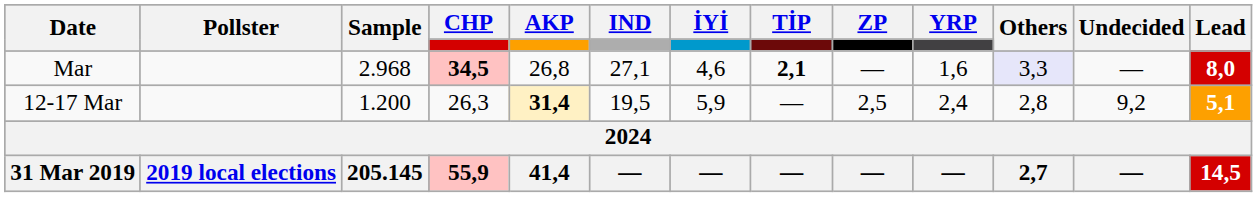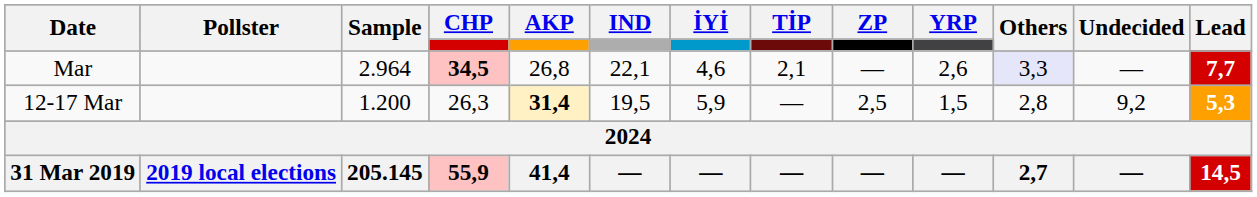(385, 67) 2.968 -> (385, 67) 2.964
(630, 67) 27,1 -> (630, 67) 22,1
(792, 67) bold -> (792, 67) normal
(953, 67) 1,6 -> (953, 67) 2,6
(1221, 67) 8,0 -> (1221, 67) 7,7
(953, 102) 2,4 -> (953, 102) 1,5
(1221, 102) 5,1 -> (1221, 102) 5,3
